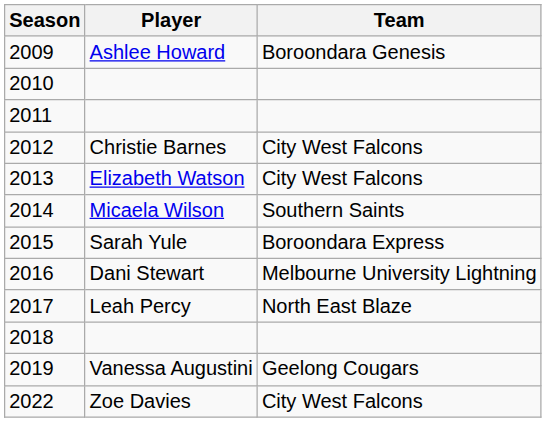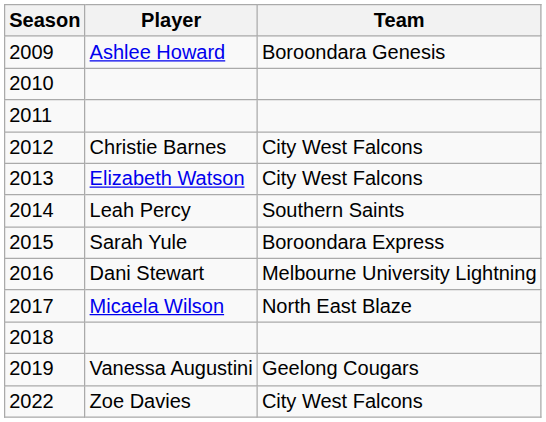(157, 210) Micaela Wilson -> (140, 210) Leah Percy
(140, 305) Leah Percy -> (157, 305) Micaela Wilson
